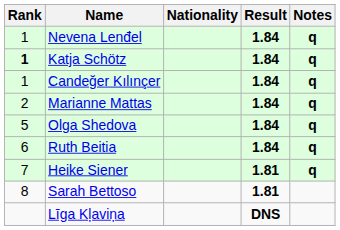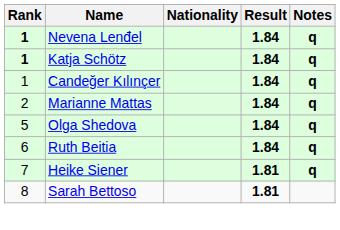(25, 37) normal -> (25, 37) bold
- row: (86, 214)
